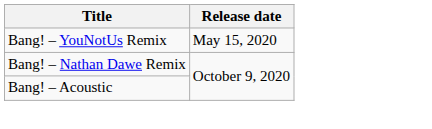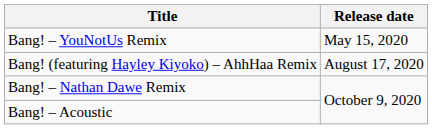+ row: (162, 64)
